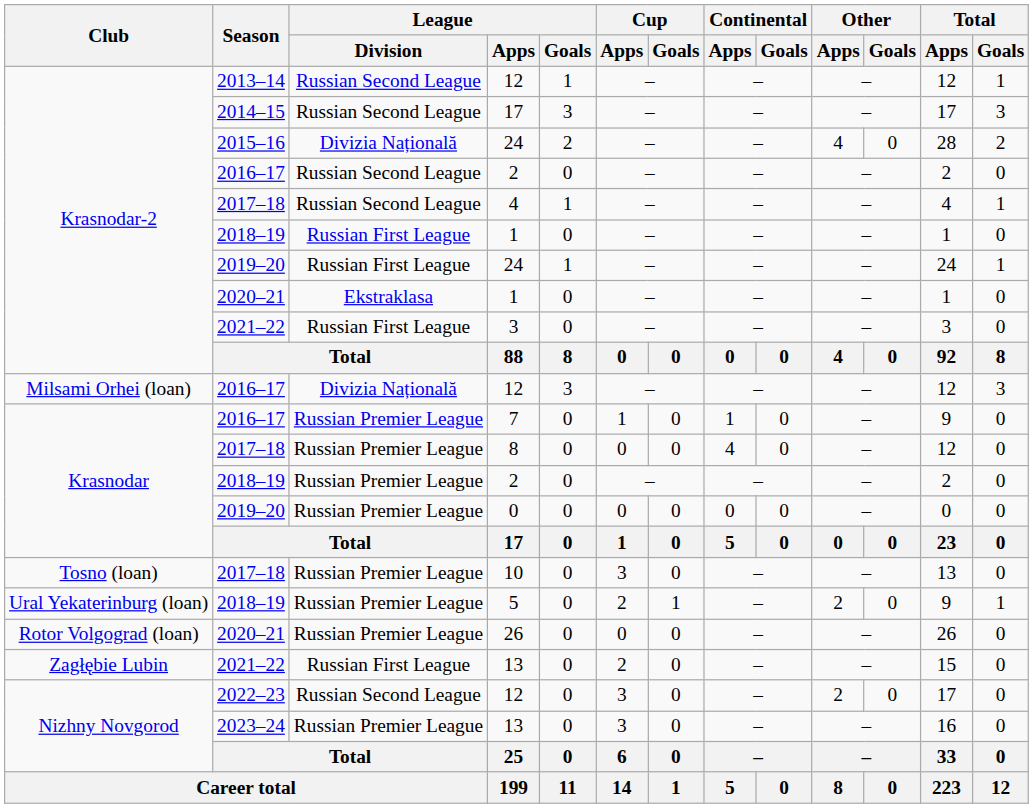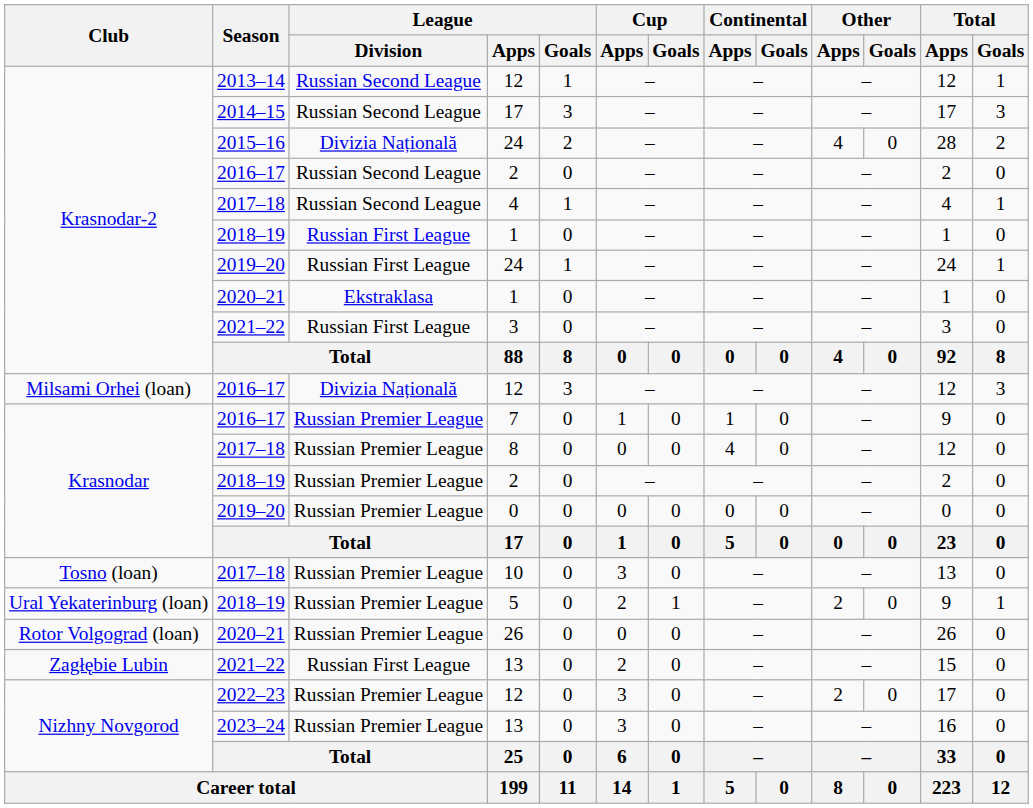(388, 695) Russian Second League -> (388, 695) Russian Premier League
